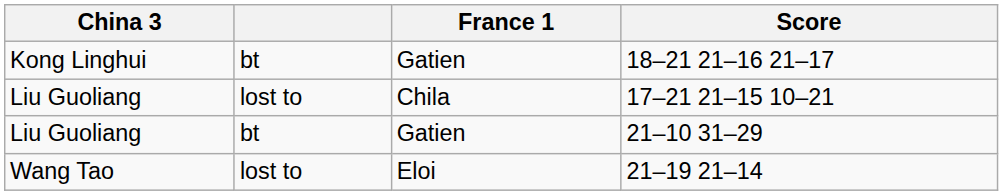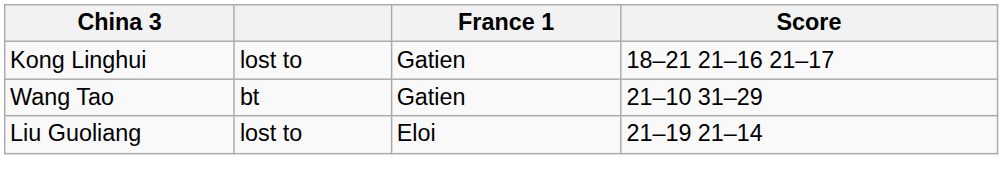(250, 60) bt -> (271, 60) lost to
- row: (730, 97)
(76, 134) Liu Guoliang -> (62, 97) Wang Tao
(62, 171) Wang Tao -> (76, 134) Liu Guoliang
